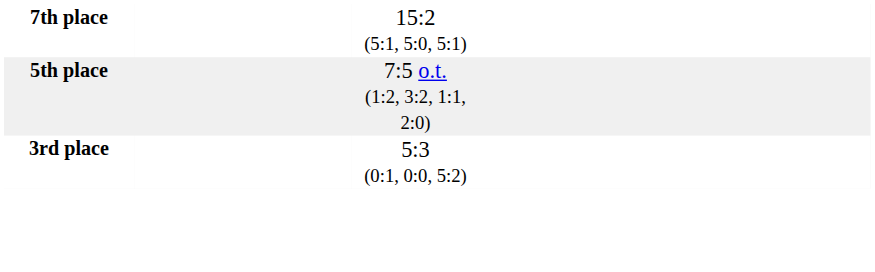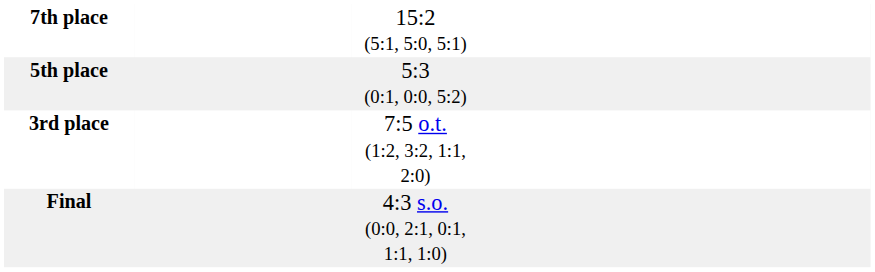(415, 96) 7:5 o.t. (1:2, 3:2, 1:1, 2:0) -> (415, 83) 5:3 (0:1, 0:0, 5:2)
(415, 162) 5:3 (0:1, 0:0, 5:2) -> (415, 149) 7:5 o.t. (1:2, 3:2, 1:1, 2:0)
+ row: (69, 201)
